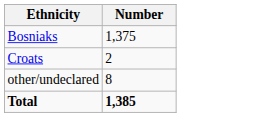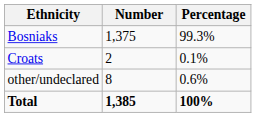+ column: (213, 15)
